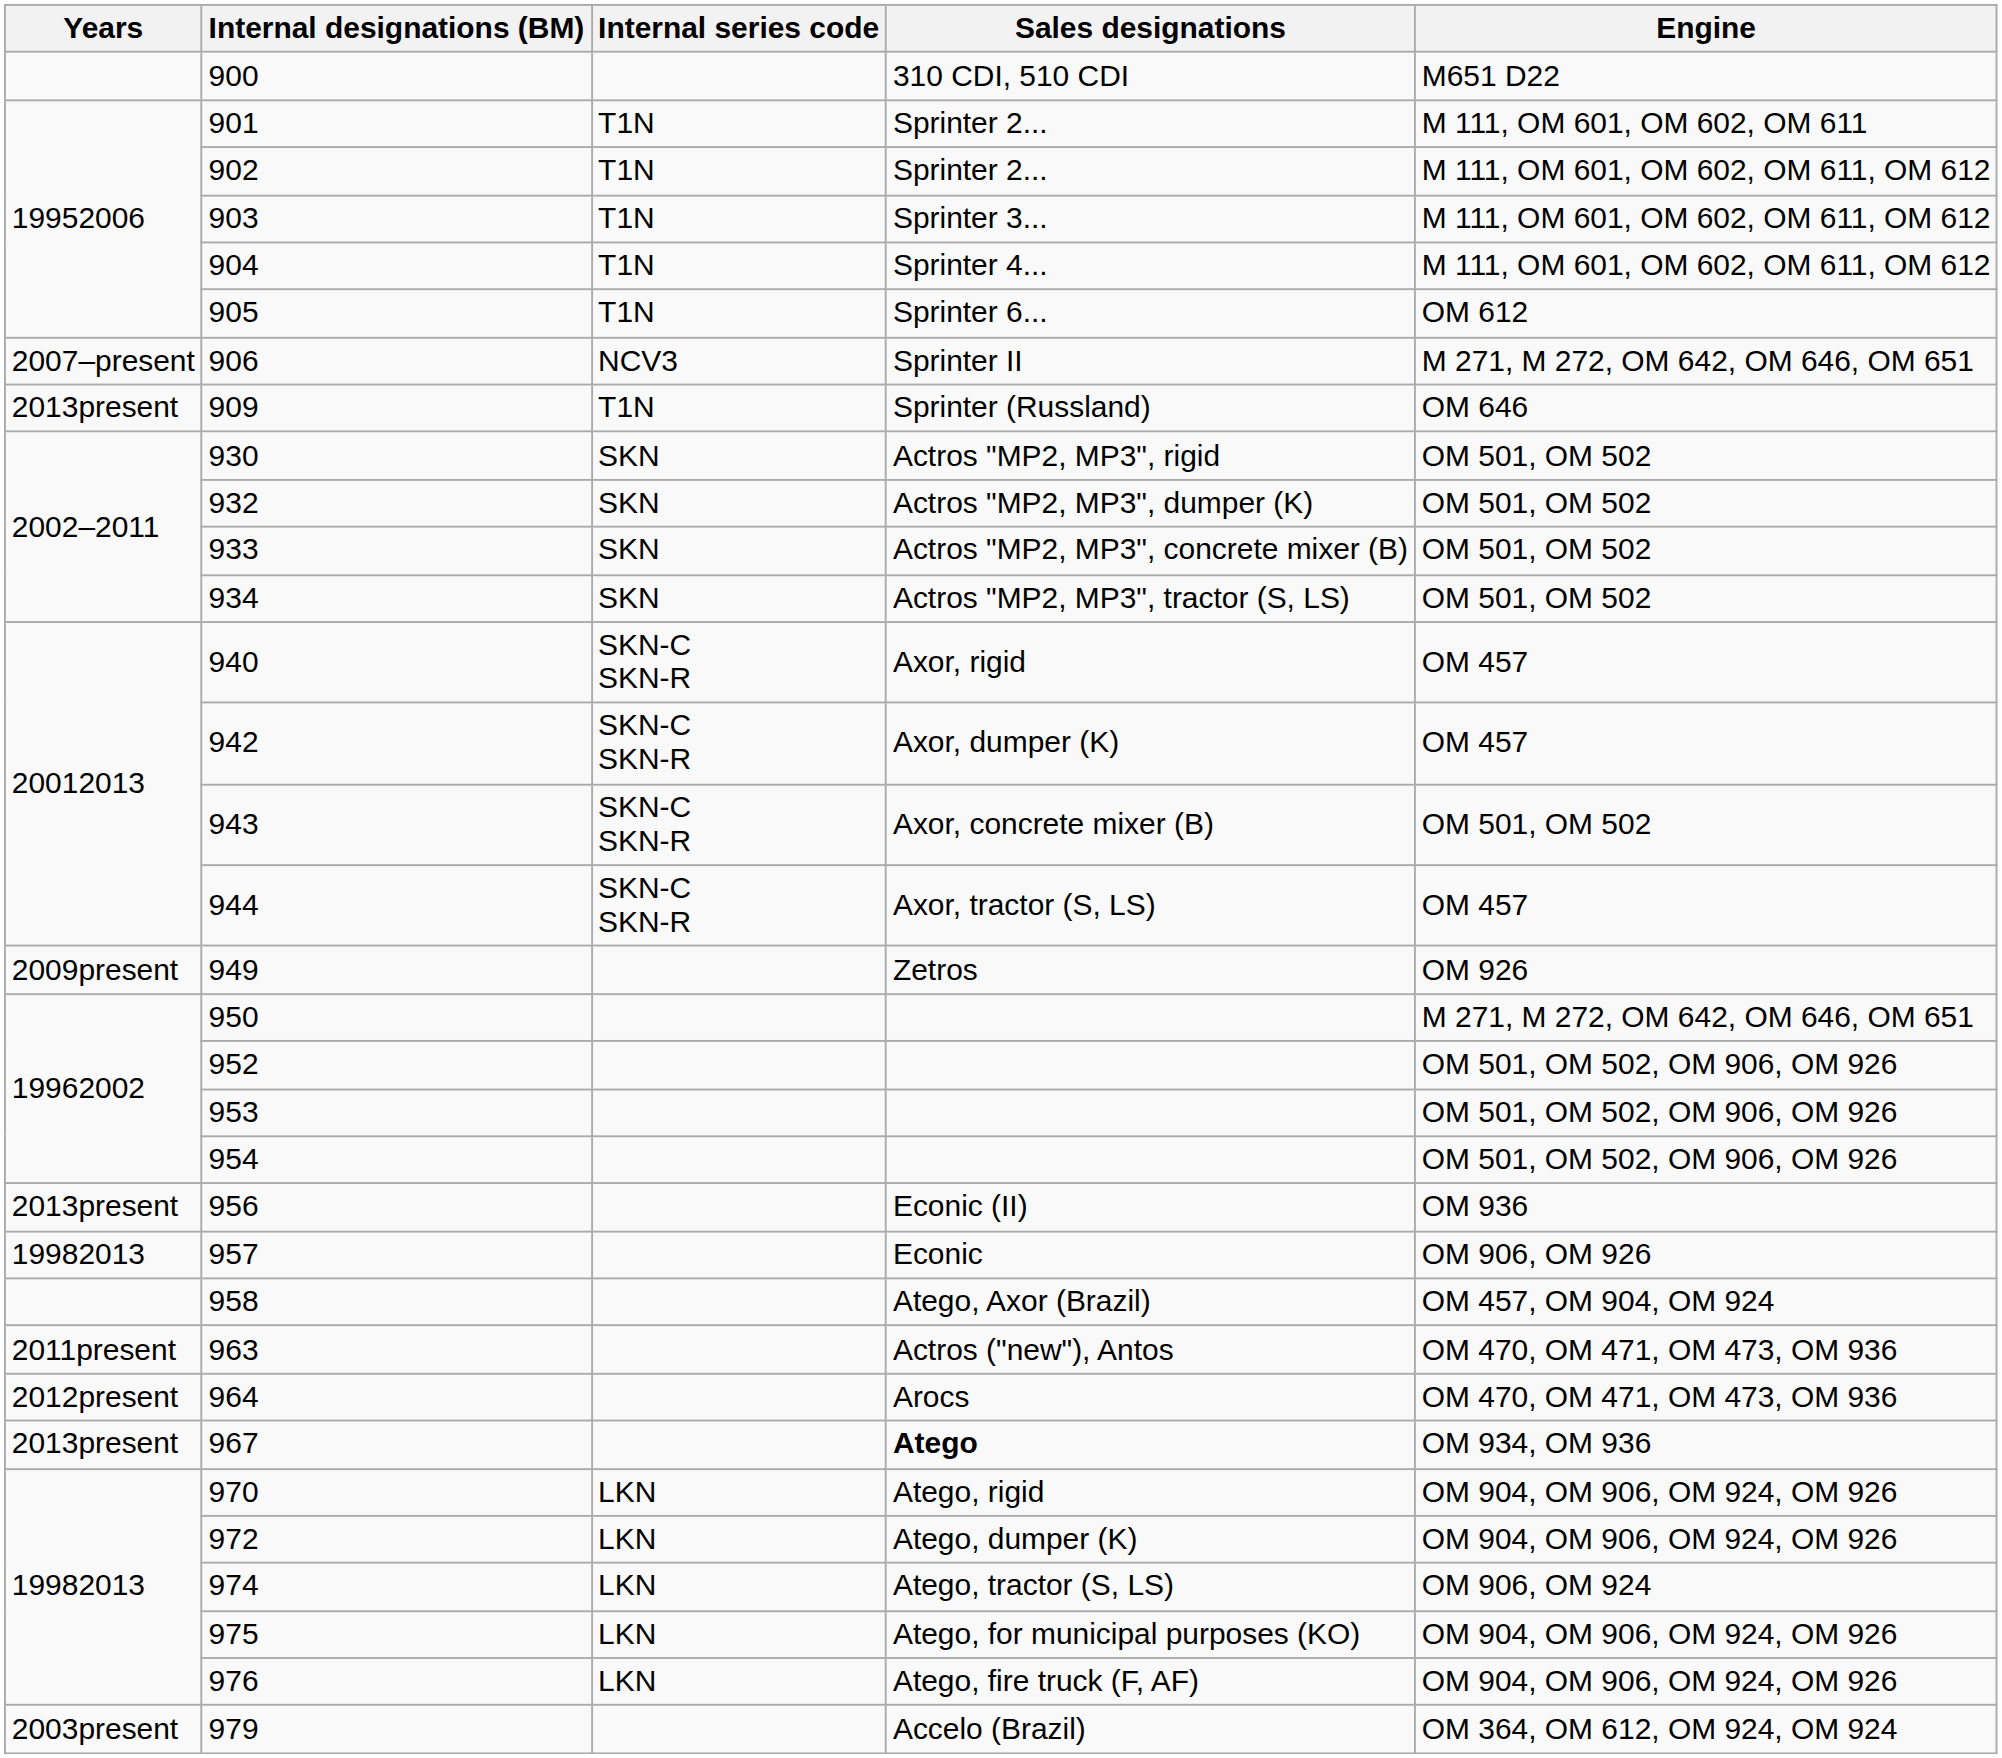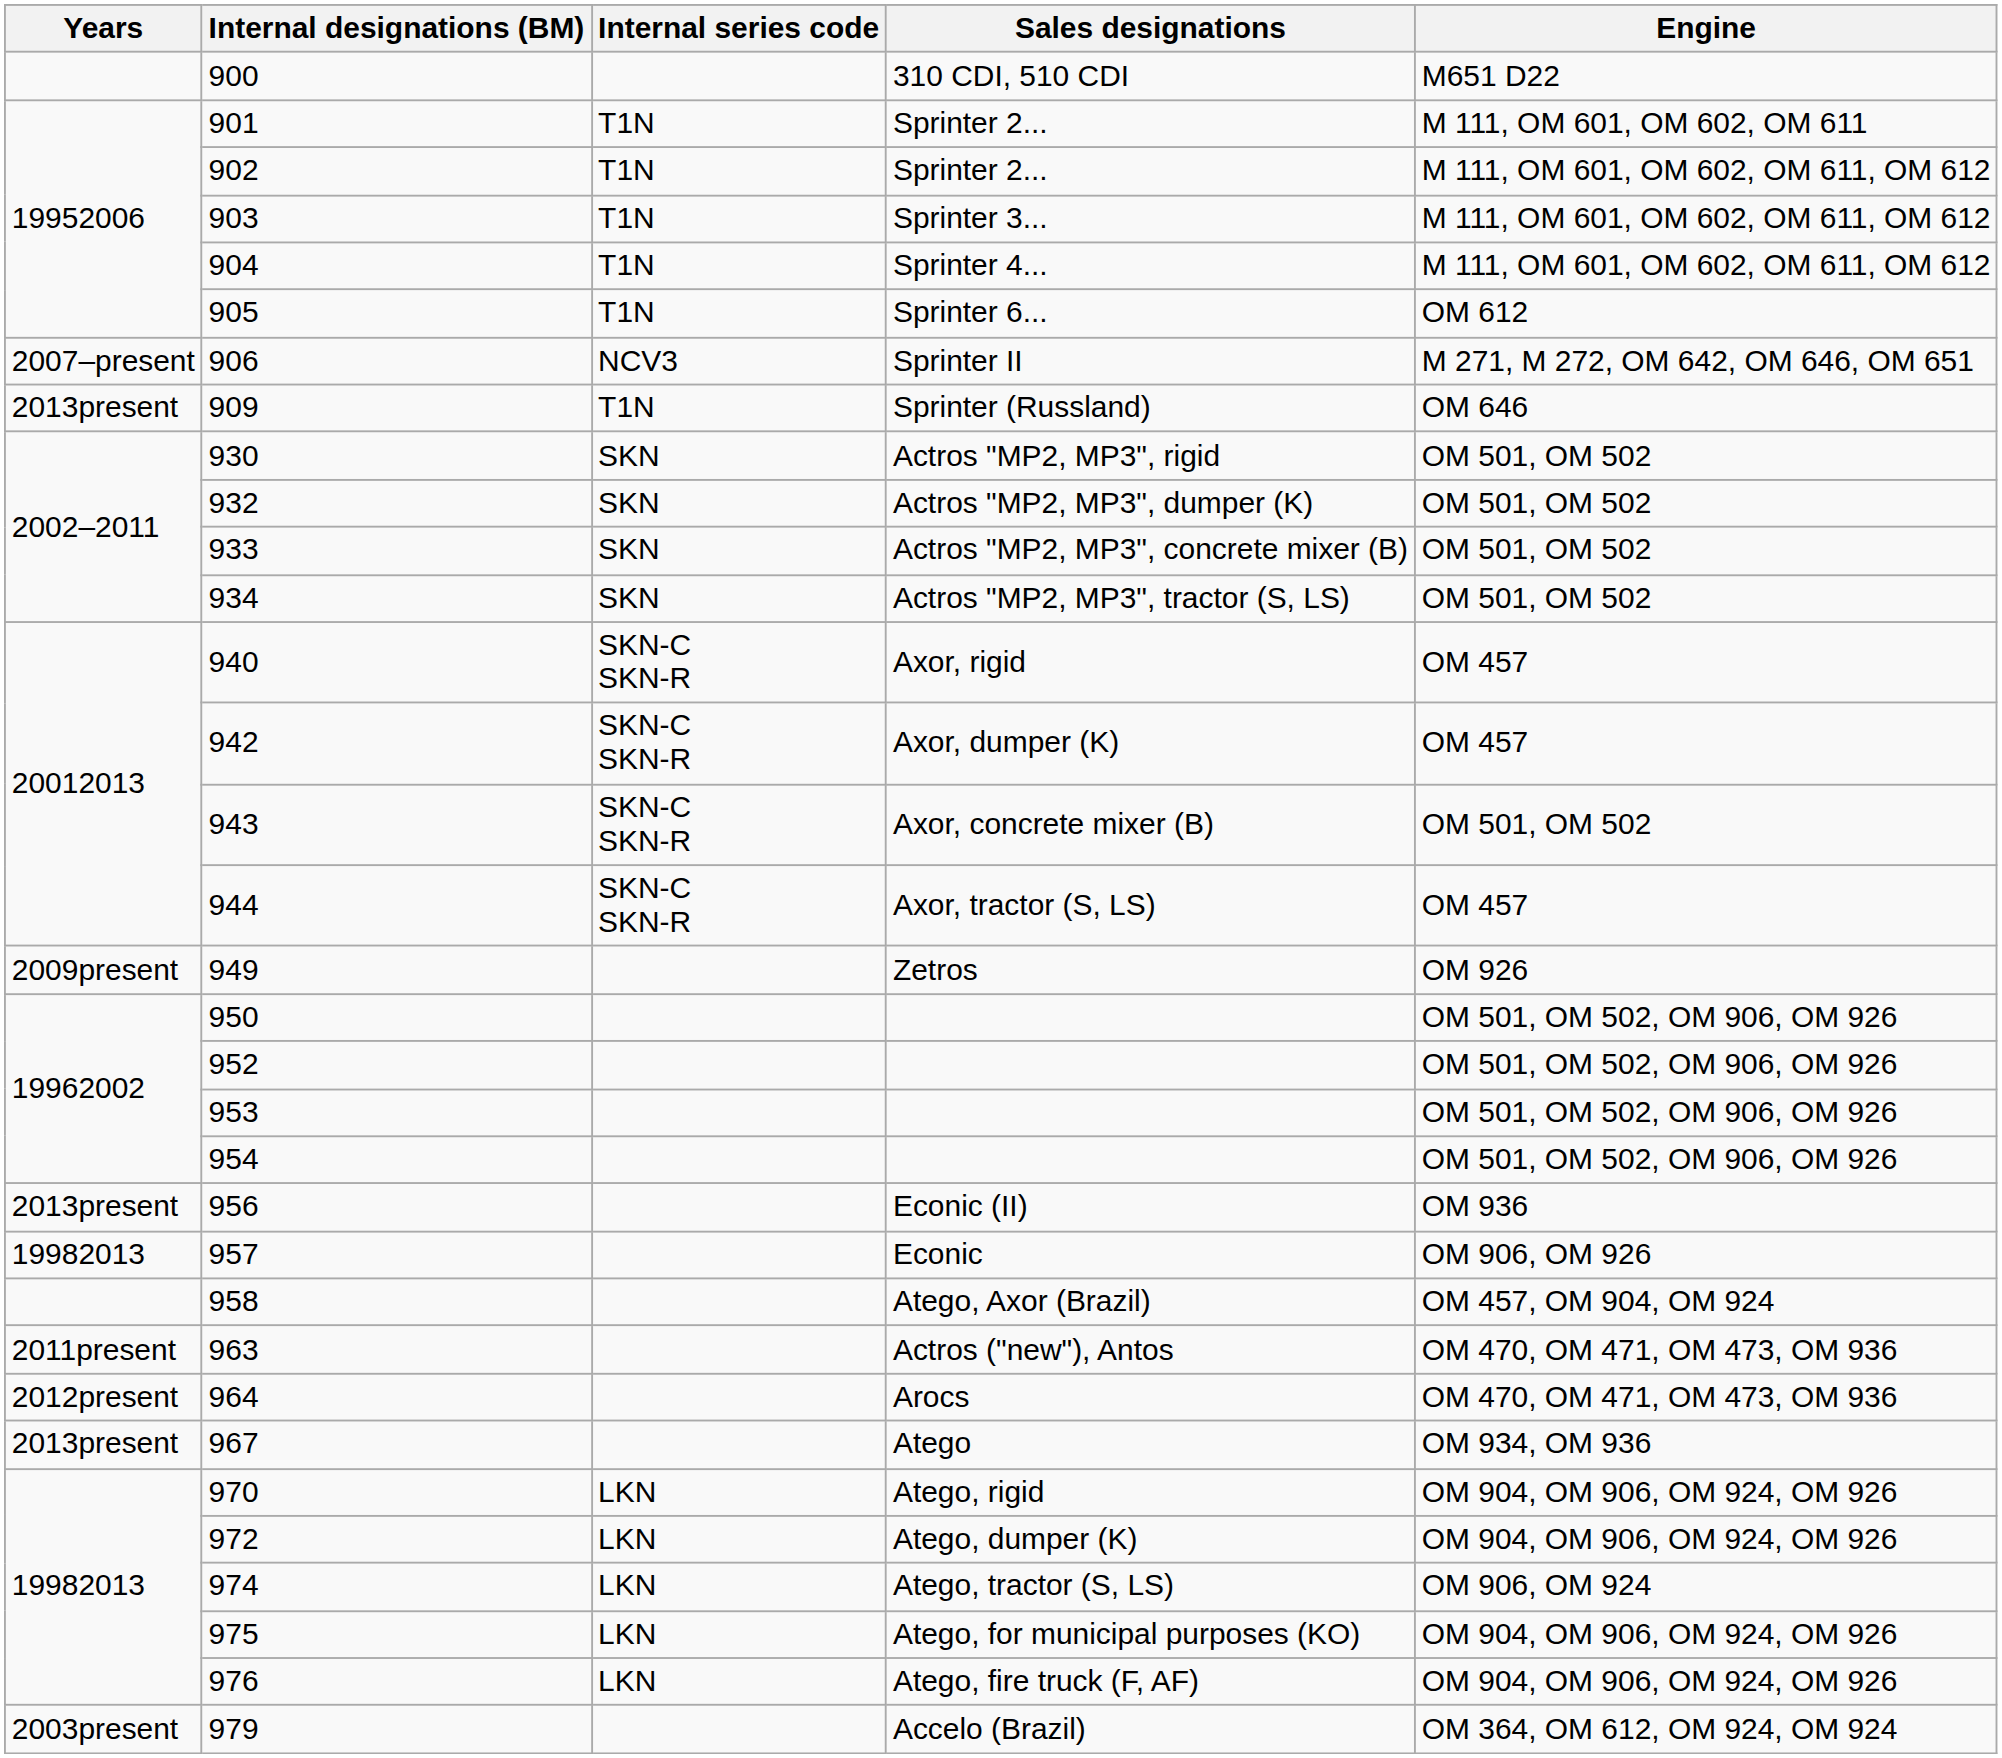(1698, 1016) M 271, M 272, OM 642, OM 646, OM 651 -> (1660, 1016) OM 501, OM 502, OM 906, OM 926
(935, 1444) bold -> (932, 1444) normal
